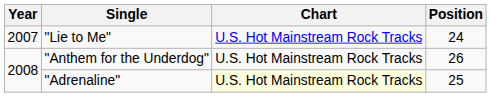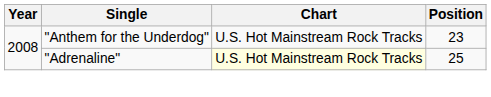- row: (78, 37)
(456, 59) 26 -> (456, 37) 23
